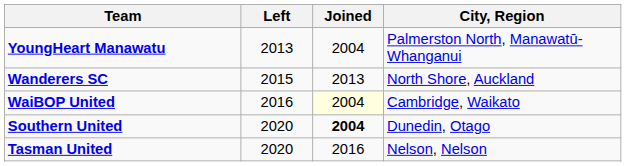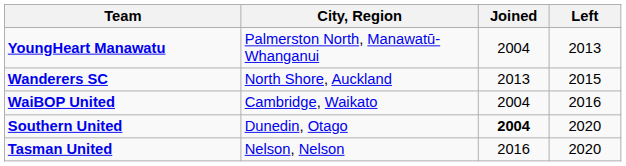columns swapped: (502, 16) <-> (277, 16)
(348, 102) lightyellow background -> (514, 102) no background
